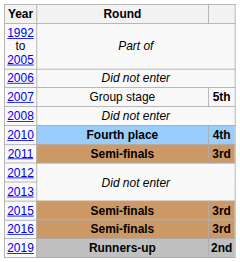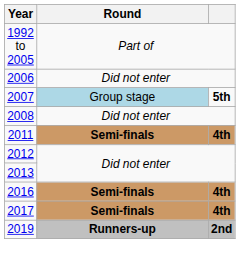(122, 97) no background -> (122, 97) lightblue background
- row: (21, 135)
(222, 154) 3rd -> (222, 135) 4th
- row: (21, 211)
(222, 230) 3rd -> (222, 192) 4th
+ row: (21, 211)
